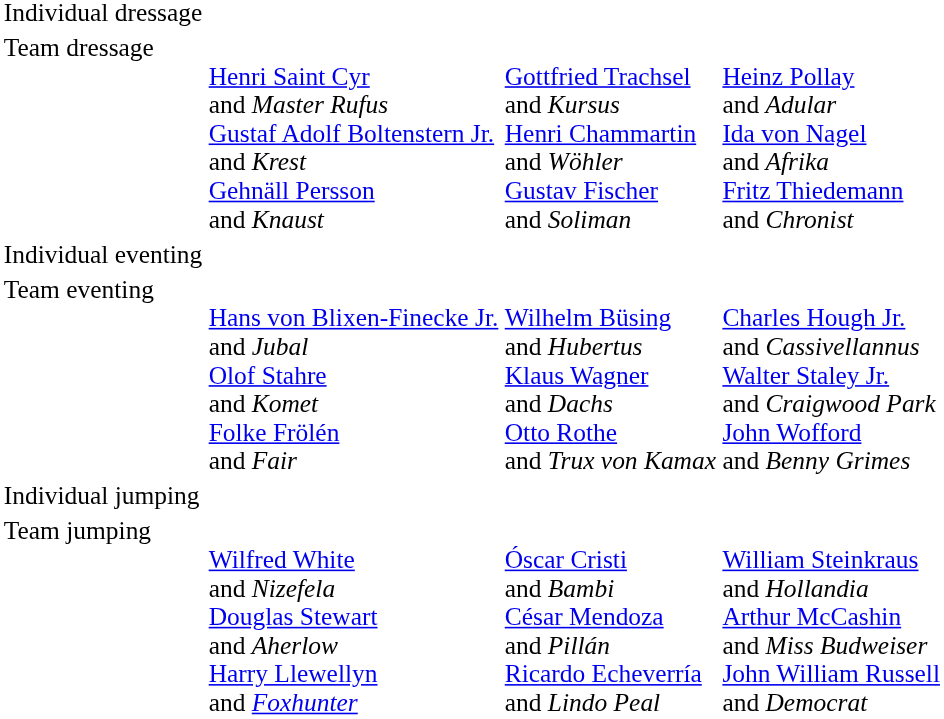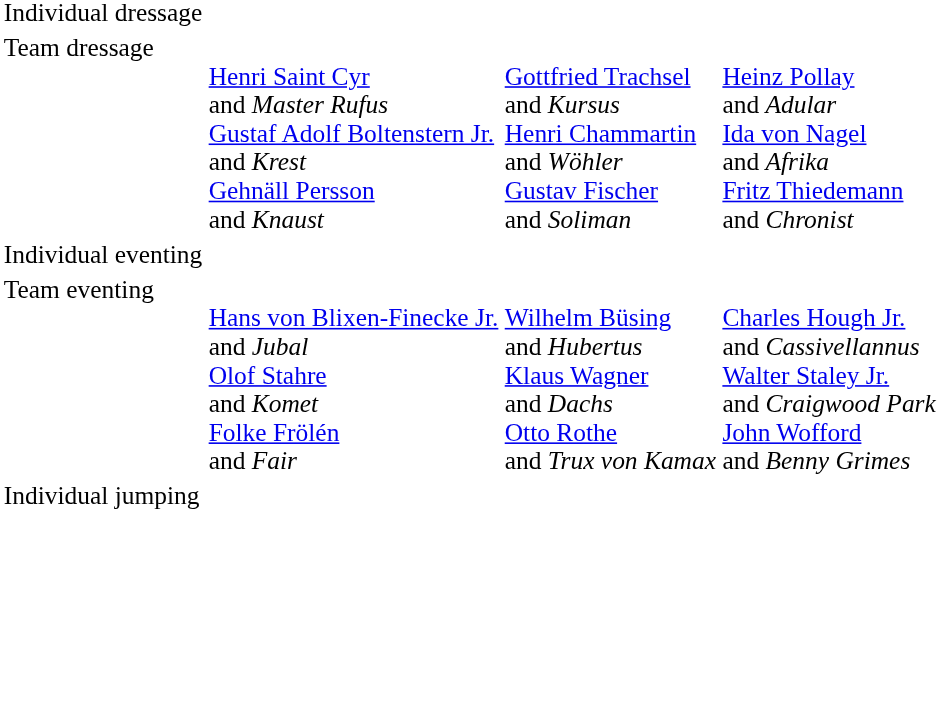- row: (77, 531)
